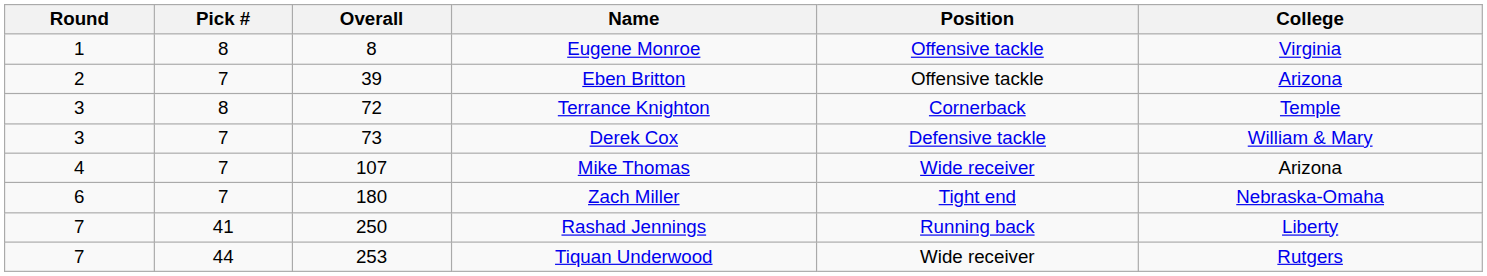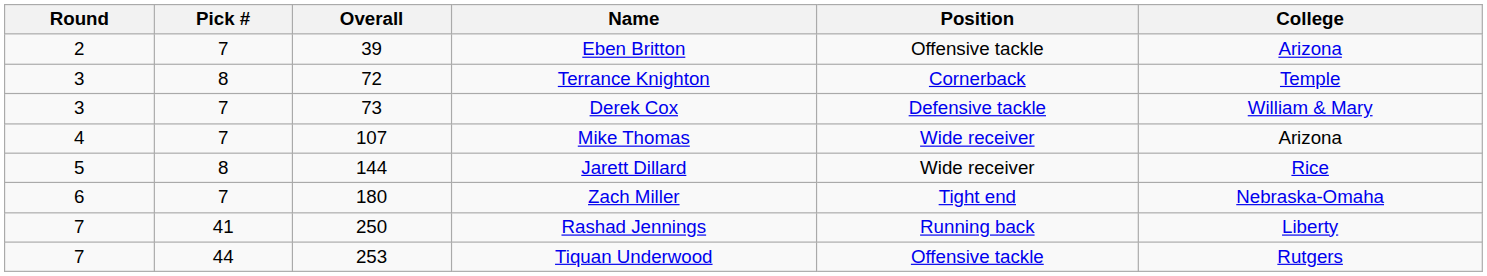- row: (634, 49)
+ row: (634, 167)
(977, 256) Wide receiver -> (977, 256) Offensive tackle
